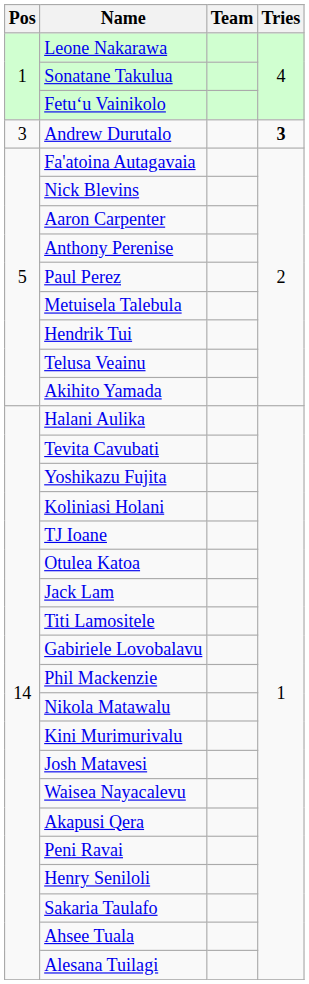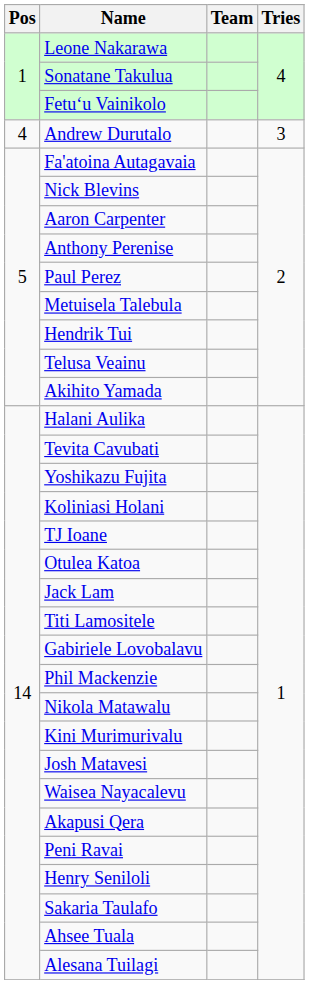(22, 133) 3 -> (22, 133) 4
(281, 133) bold -> (281, 133) normal
